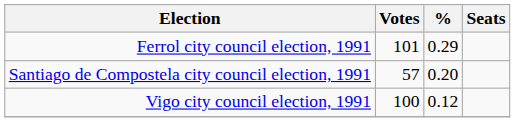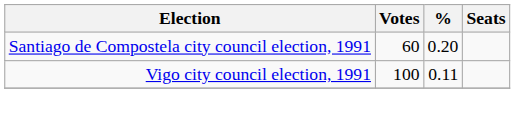- row: (254, 46)
(411, 74) 57 -> (411, 46) 60
(443, 102) 0.12 -> (443, 74) 0.11
